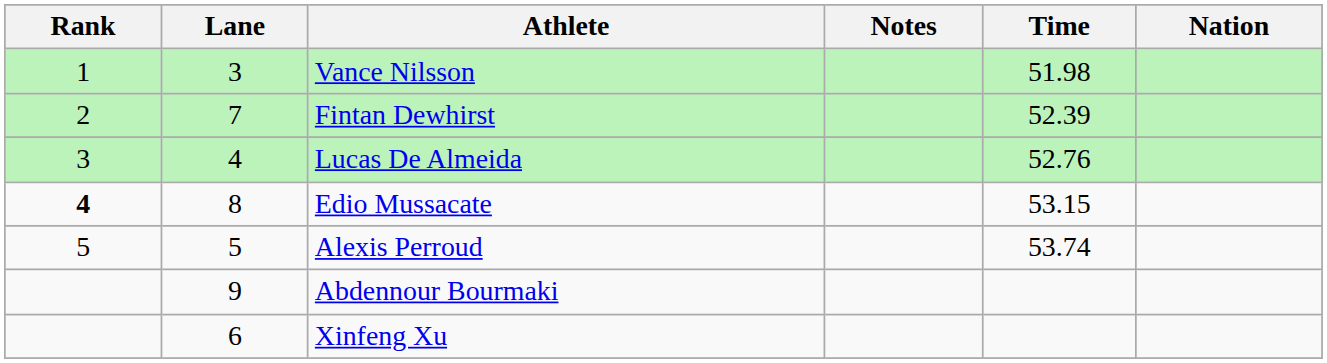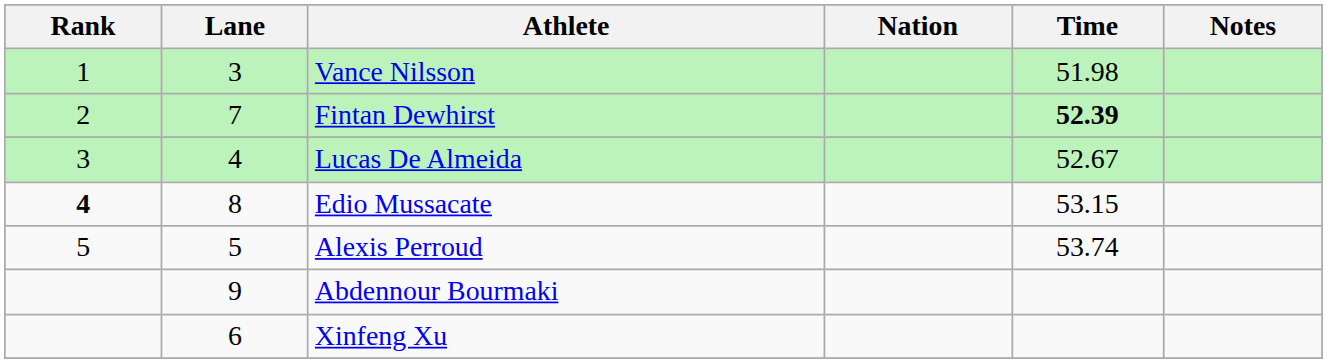columns swapped: (1229, 26) <-> (904, 26)
(1059, 114) normal -> (1087, 114) bold
(1059, 159) 52.76 -> (1087, 159) 52.67
